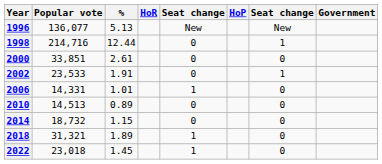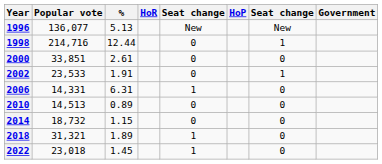(121, 89) 1.01 -> (121, 89) 6.31
